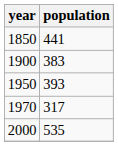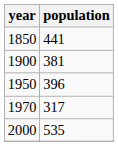(54, 61) 383 -> (54, 61) 381
(54, 84) 393 -> (54, 84) 396
